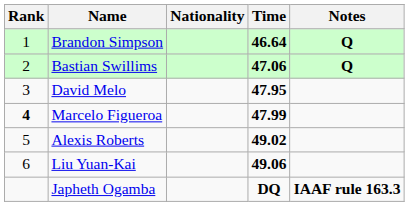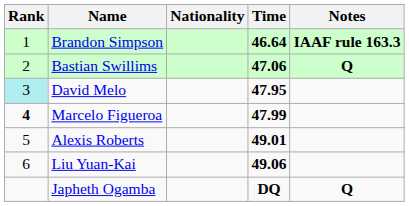(347, 41) Q -> (347, 41) IAAF rule 163.3
(26, 90) no background -> (26, 90) paleturquoise background
(269, 139) 49.02 -> (269, 139) 49.01
(347, 189) IAAF rule 163.3 -> (347, 189) Q
